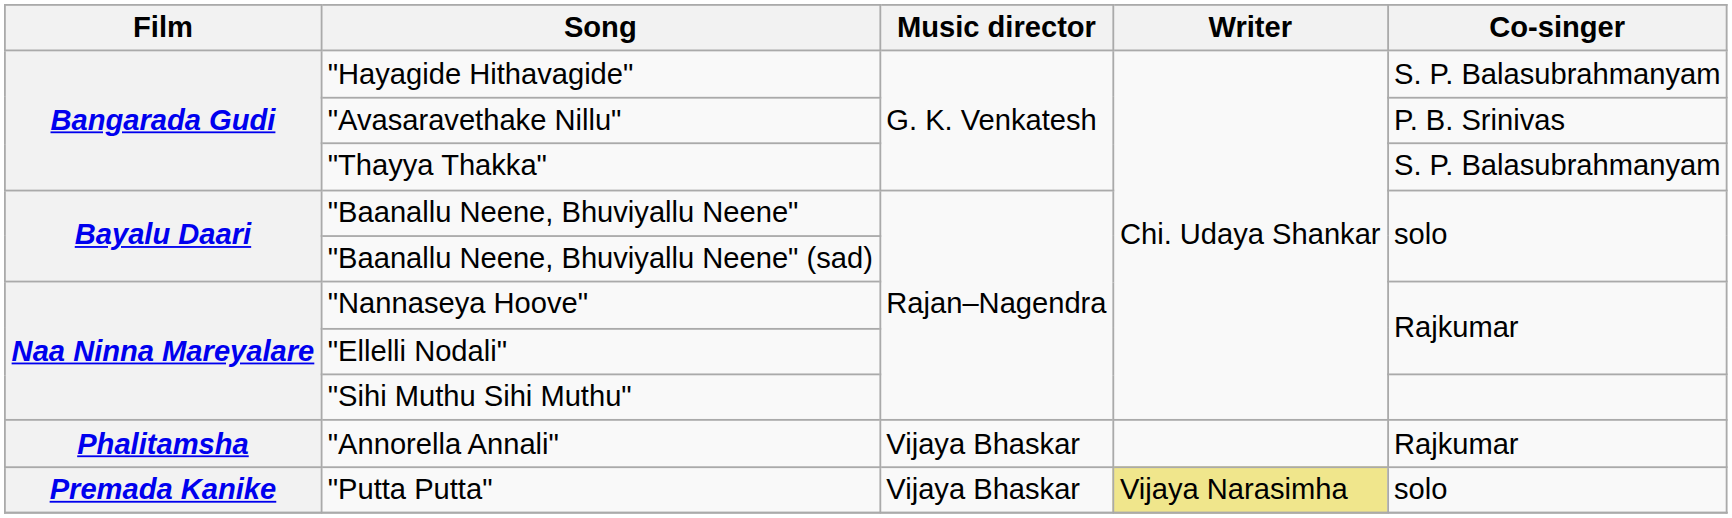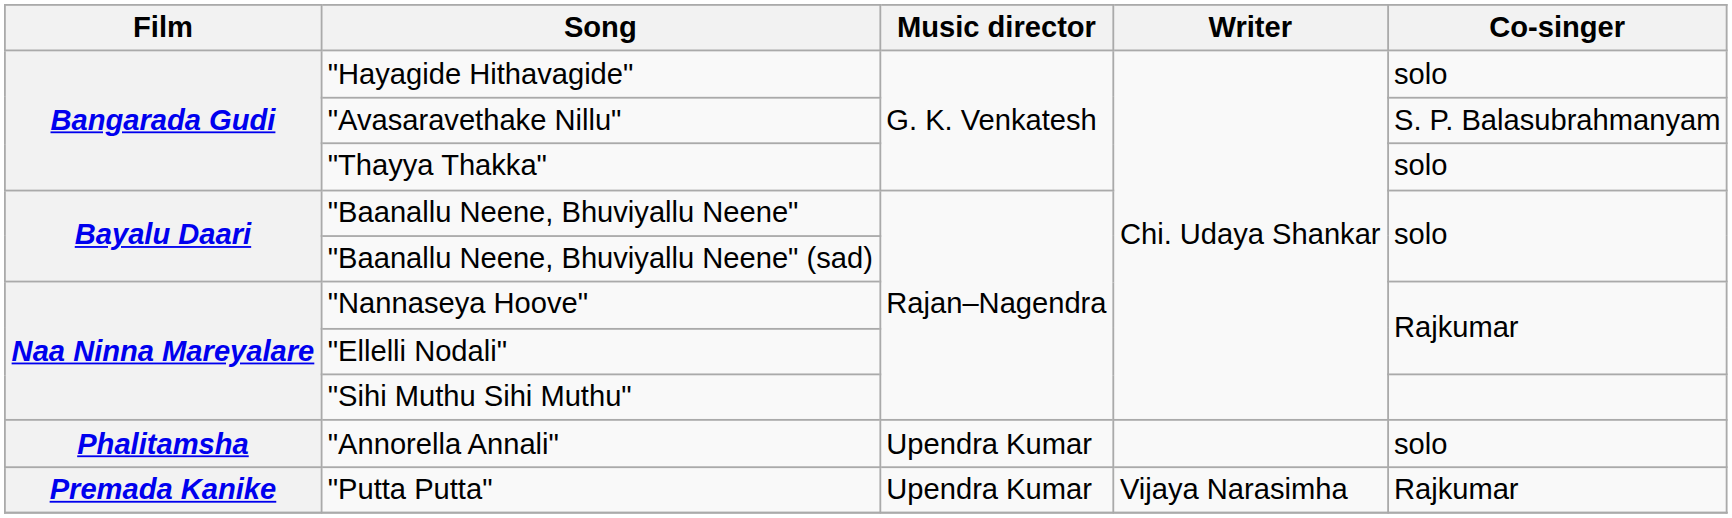(1557, 73) S. P. Balasubrahmanyam -> (1421, 73) solo
(1479, 119) P. B. Srinivas -> (1557, 119) S. P. Balasubrahmanyam
(1557, 166) S. P. Balasubrahmanyam -> (1421, 166) solo
(983, 443) Vijaya Bhaskar -> (989, 443) Upendra Kumar
(1456, 443) Rajkumar -> (1421, 443) solo
(983, 489) Vijaya Bhaskar -> (989, 489) Upendra Kumar
(1234, 489) khaki background -> (1234, 489) no background
(1421, 489) solo -> (1456, 489) Rajkumar
